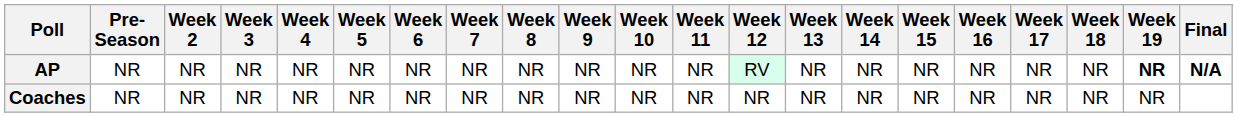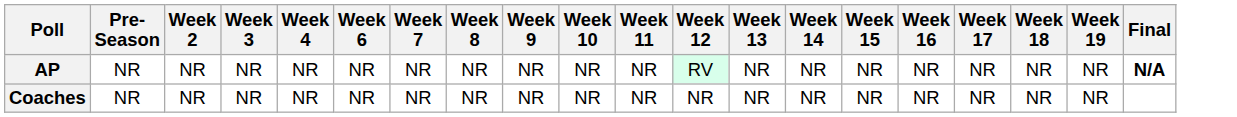- column: (362, 30)
(1152, 69) bold -> (1096, 69) normal
